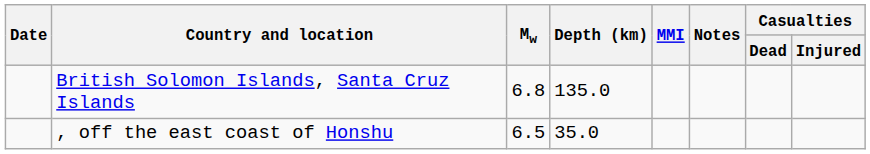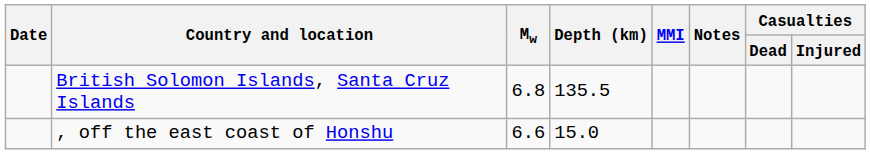(582, 92) 135.0 -> (582, 92) 135.5
(528, 133) 6.5 -> (528, 133) 6.6
(577, 133) 35.0 -> (577, 133) 15.0
